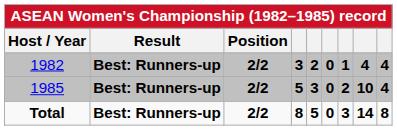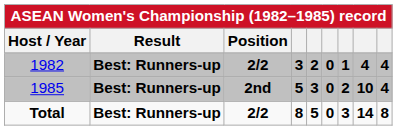(258, 88) 2/2 -> (258, 88) 2nd
